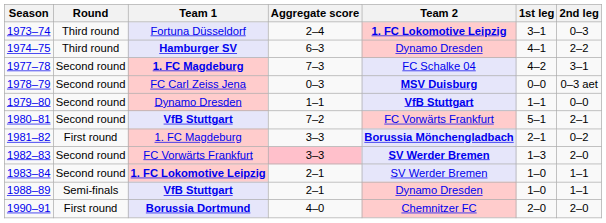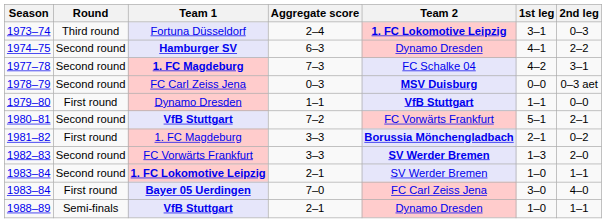(91, 48) Third round -> (91, 48) Second round
(91, 102) Second round -> (91, 102) First round
(315, 155) pink background -> (315, 155) no background
+ row: (29, 191)
- row: (29, 208)
